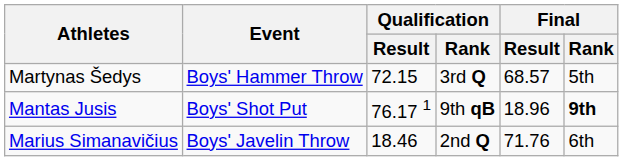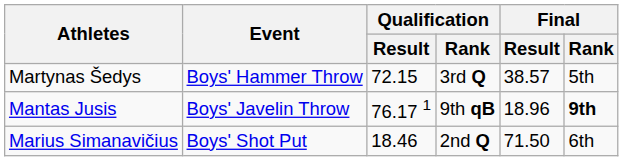(527, 78) 68.57 -> (527, 78) 38.57
(247, 109) Boys' Shot Put -> (268, 109) Boys' Javelin Throw
(268, 141) Boys' Javelin Throw -> (247, 141) Boys' Shot Put
(527, 141) 71.76 -> (527, 141) 71.50
